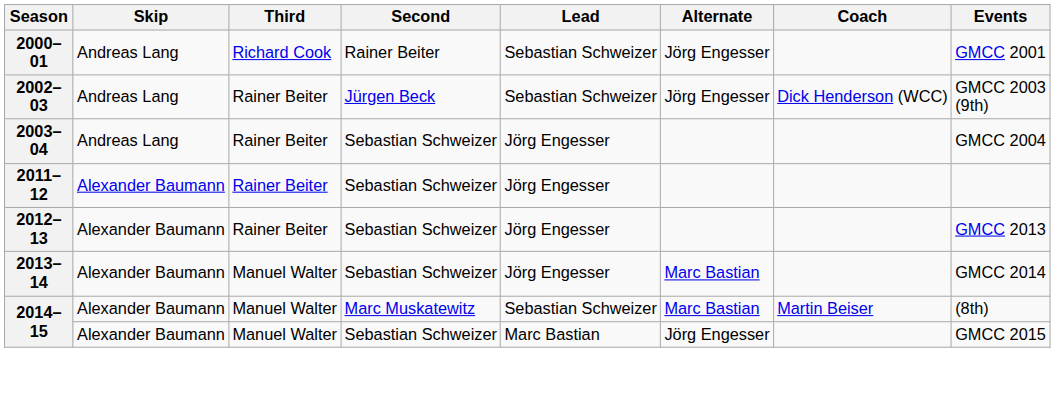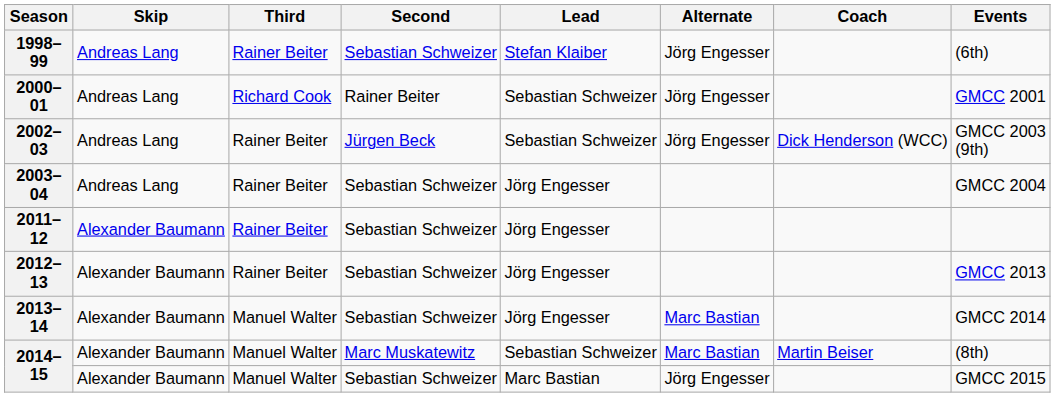+ row: (39, 52)
